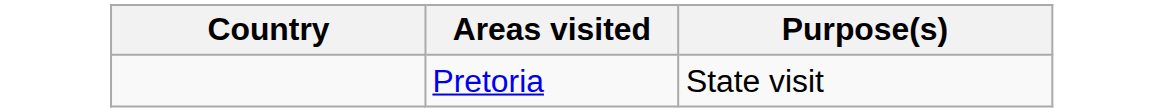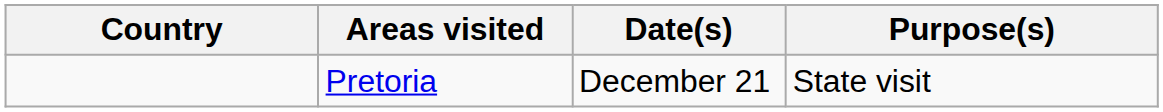+ column: (679, 29)
